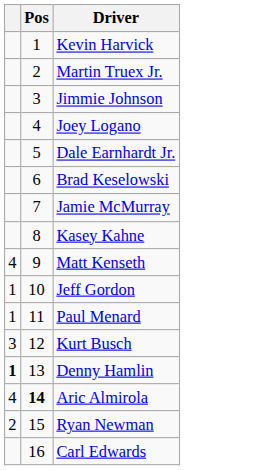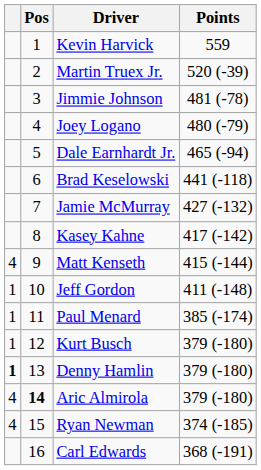+ column: (218, 18)
(12, 343) 3 -> (12, 343) 1
(12, 424) 2 -> (12, 424) 4
